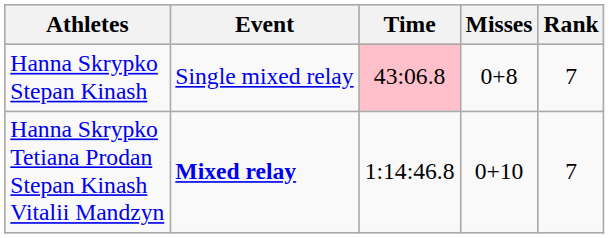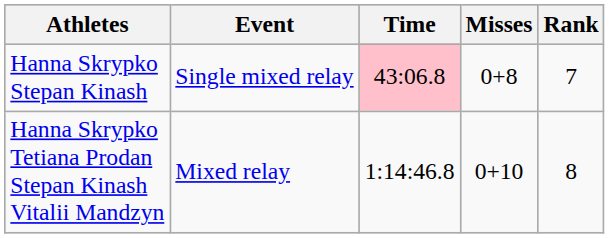(236, 171) bold -> (233, 171) normal
(571, 171) 7 -> (571, 171) 8
